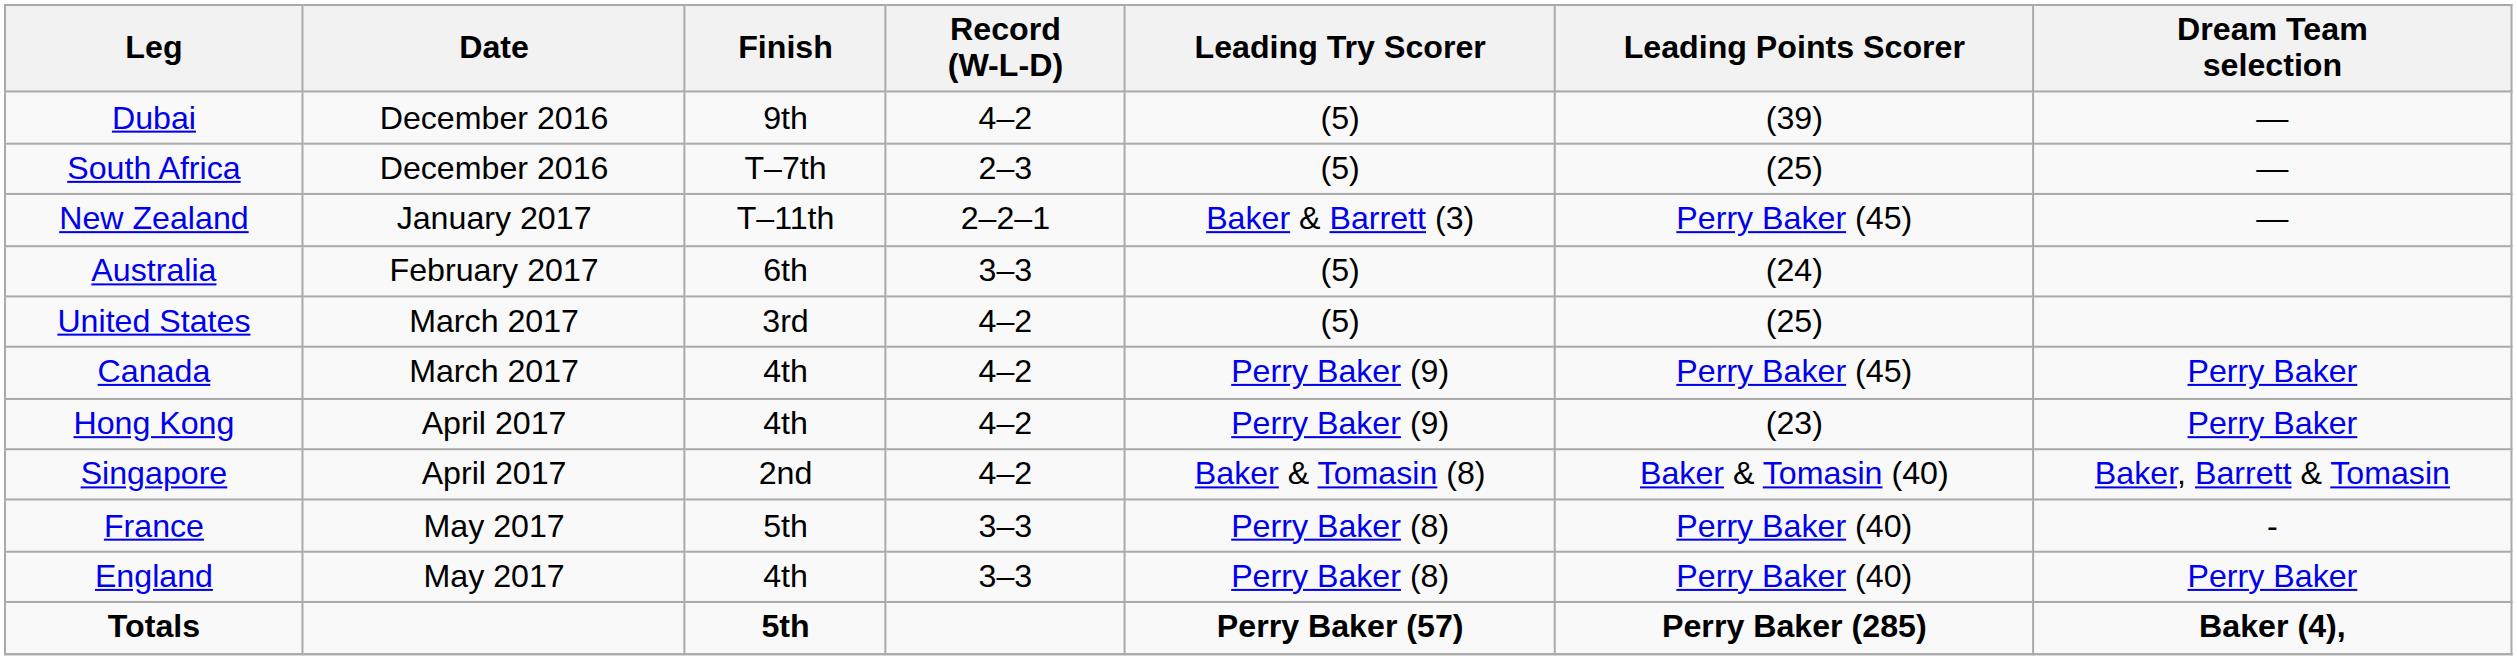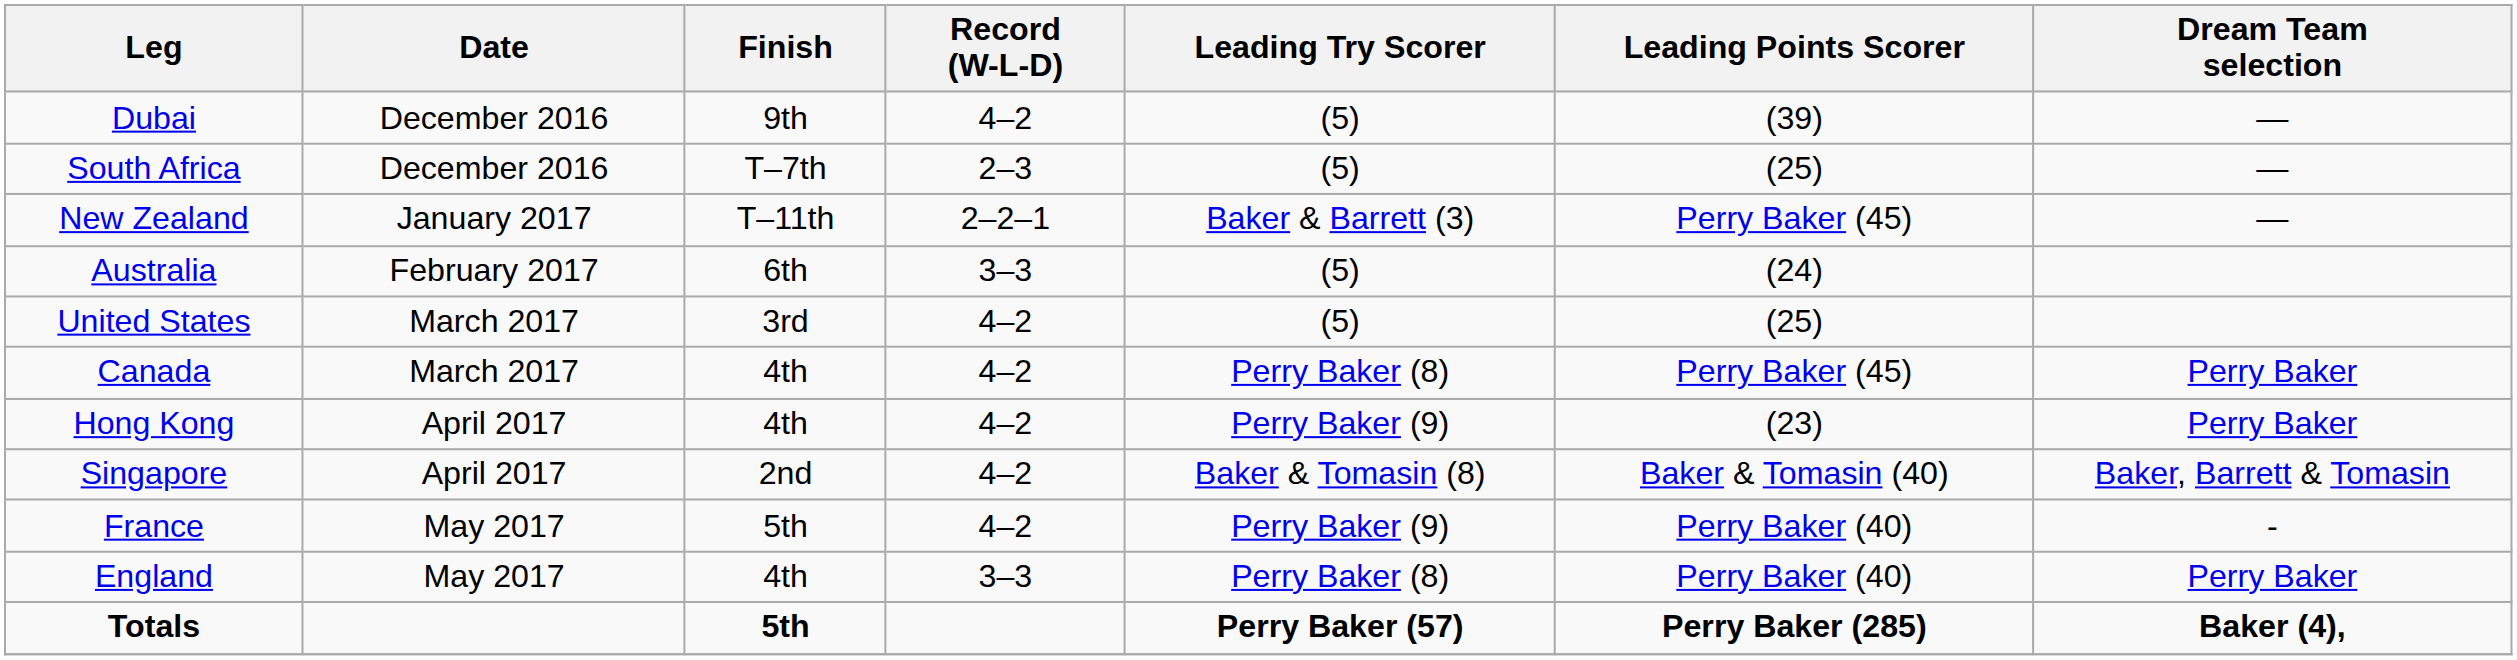(1340, 372) Perry Baker (9) -> (1340, 372) Perry Baker (8)
(1005, 525) 3–3 -> (1005, 525) 4–2
(1340, 525) Perry Baker (8) -> (1340, 525) Perry Baker (9)
